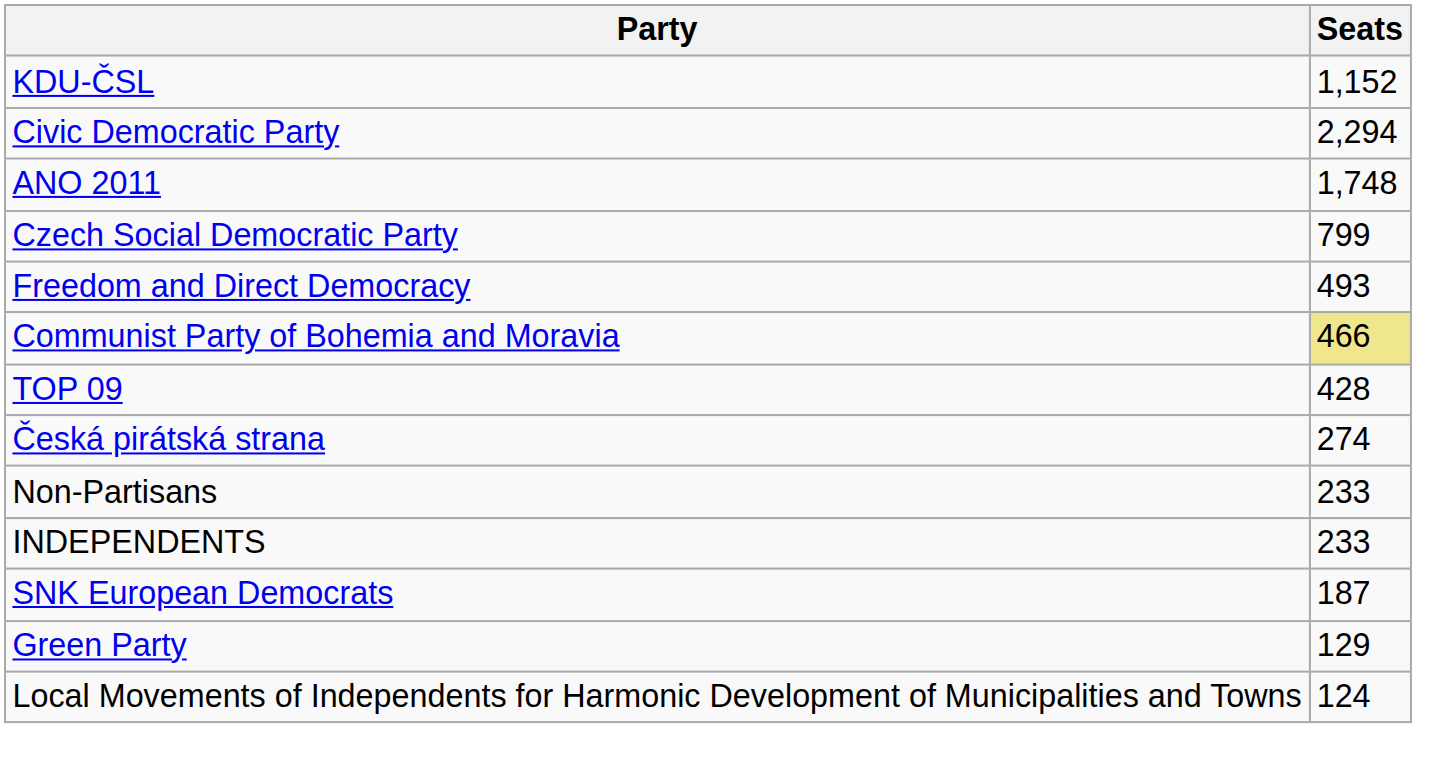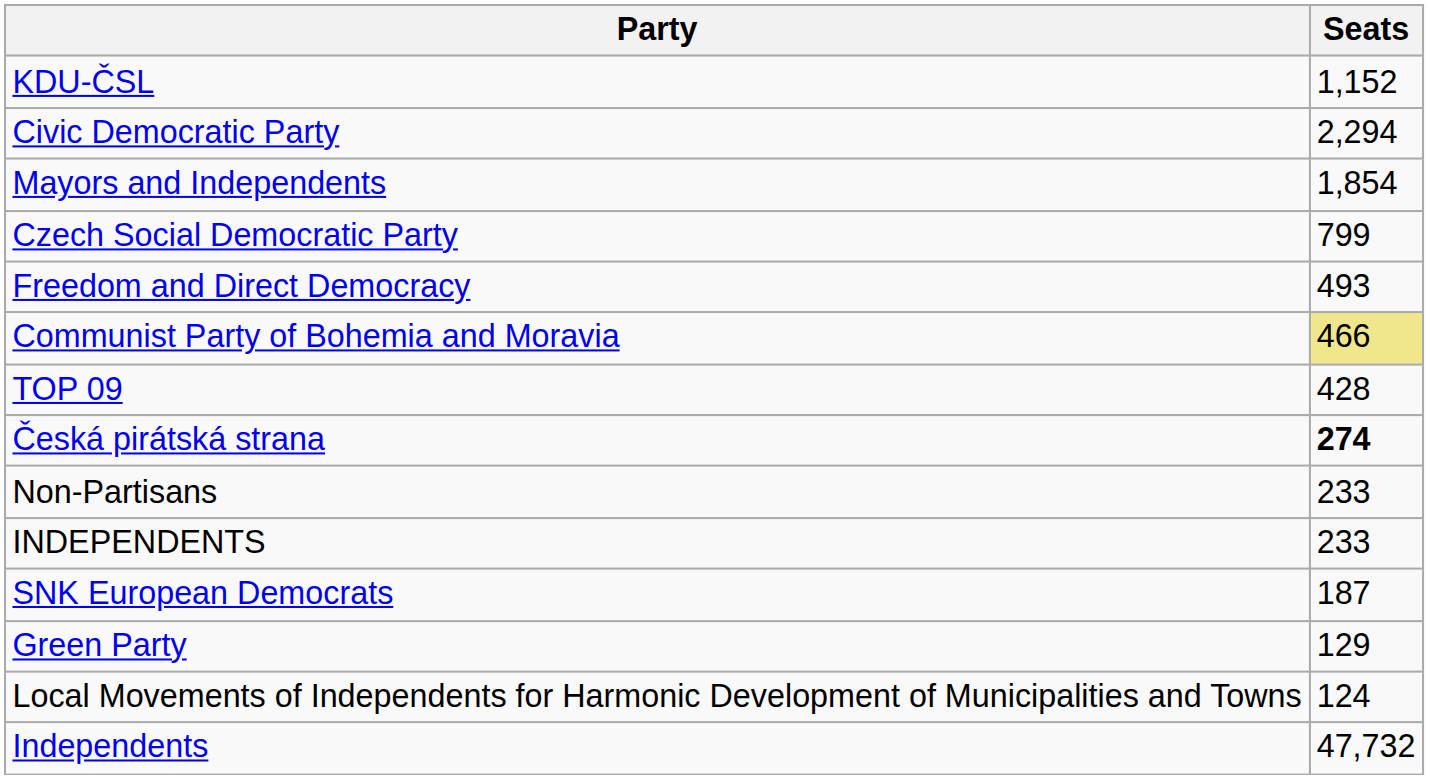+ row: (199, 183)
- row: (87, 183)
(1344, 440) normal -> (1344, 440) bold
+ row: (110, 747)
